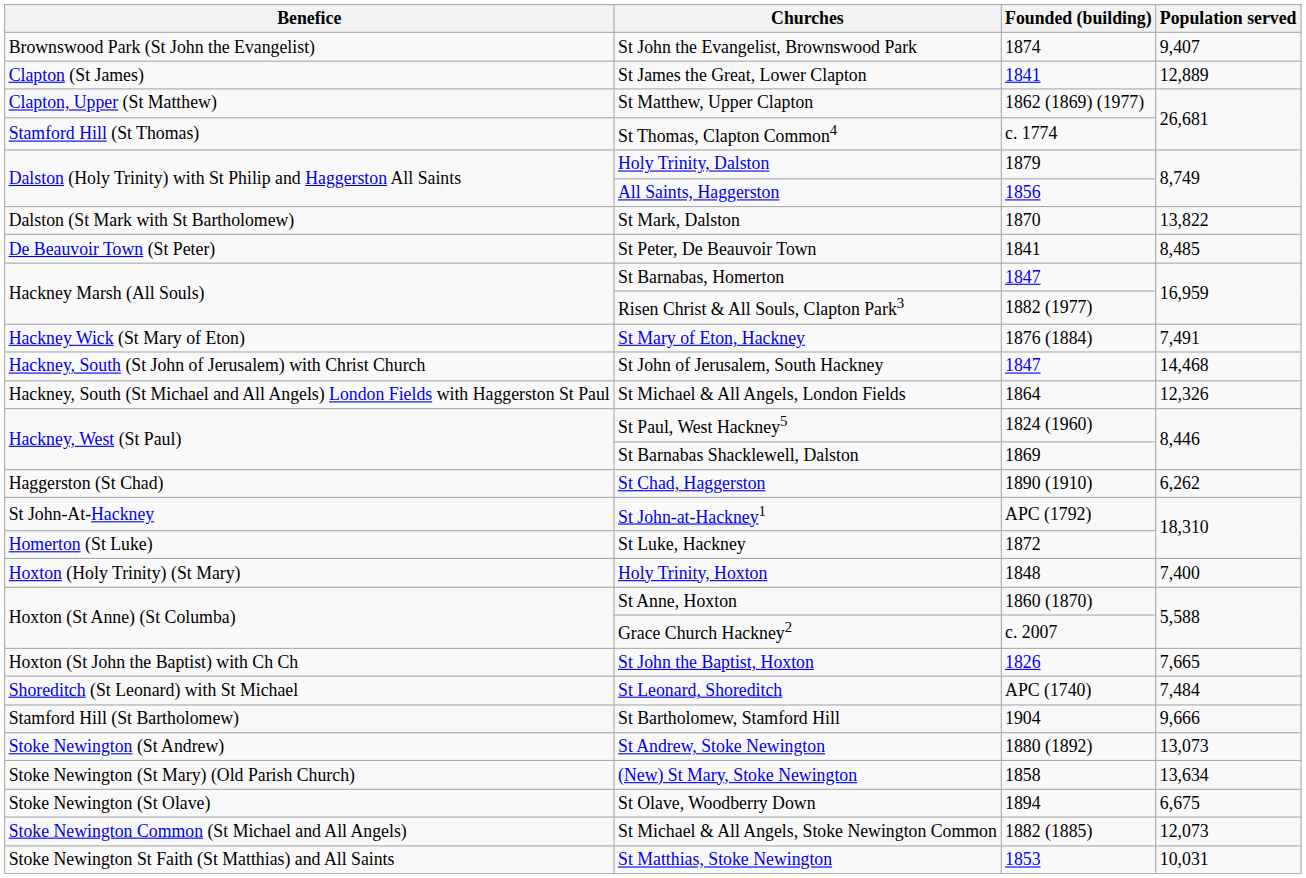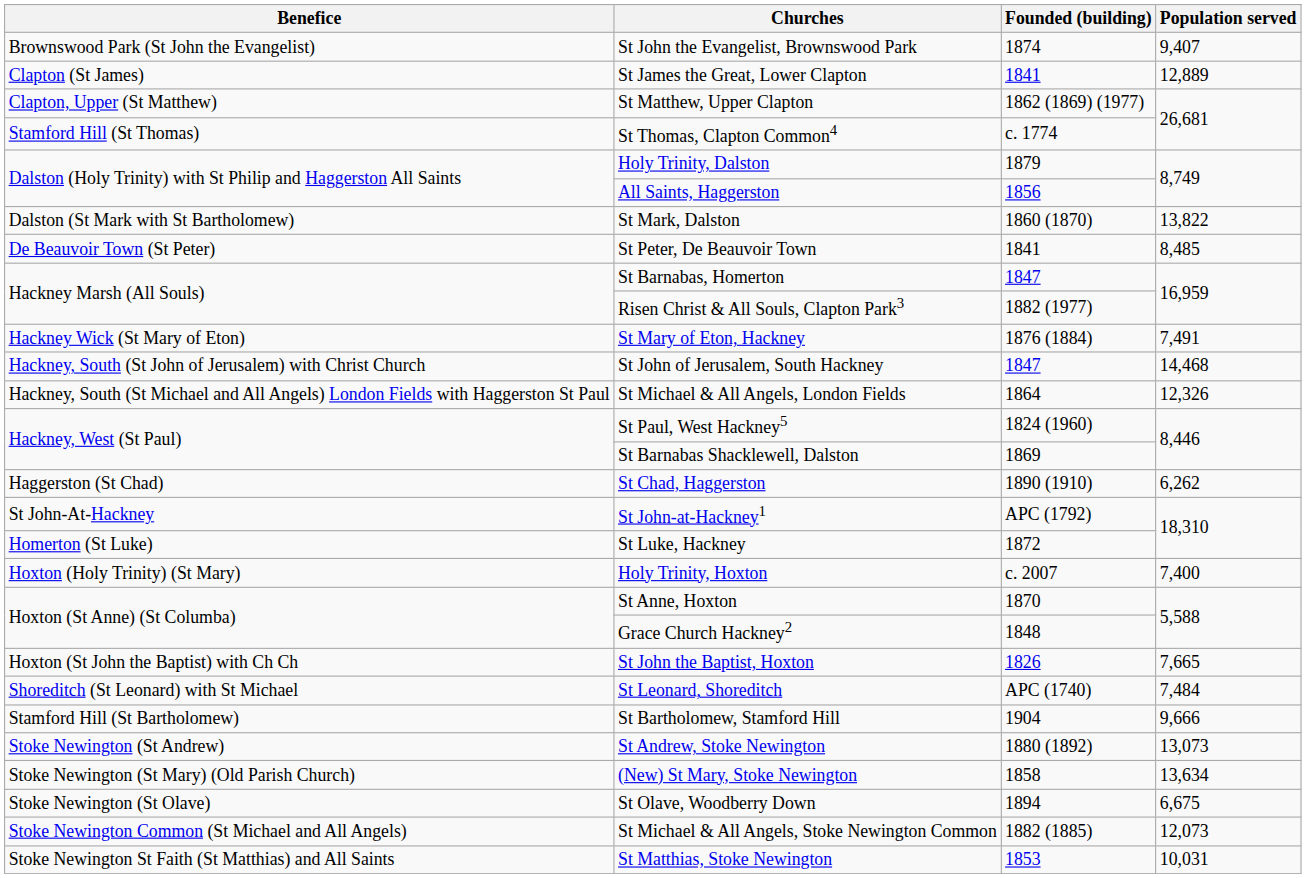(1023, 220) 1870 -> (1049, 220) 1860 (1870)
(1023, 572) 1848 -> (1031, 572) c. 2007
(1049, 601) 1860 (1870) -> (1023, 601) 1870
(1031, 631) c. 2007 -> (1023, 631) 1848
